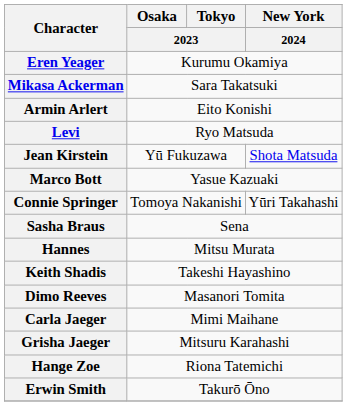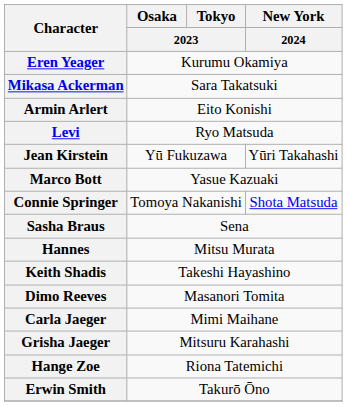(293, 156) Shota Matsuda -> (293, 156) Yūri Takahashi
(293, 202) Yūri Takahashi -> (293, 202) Shota Matsuda
